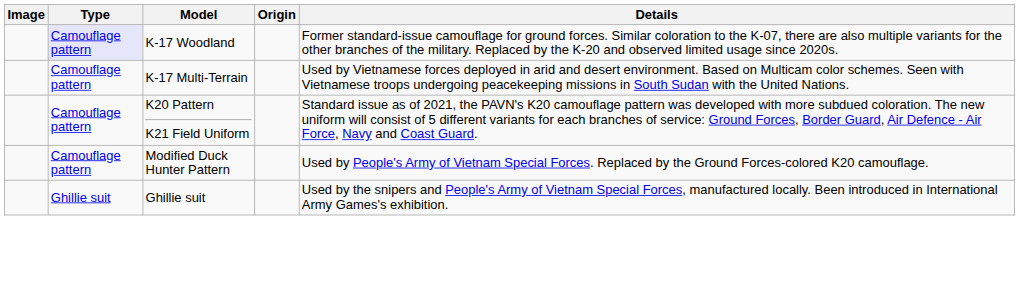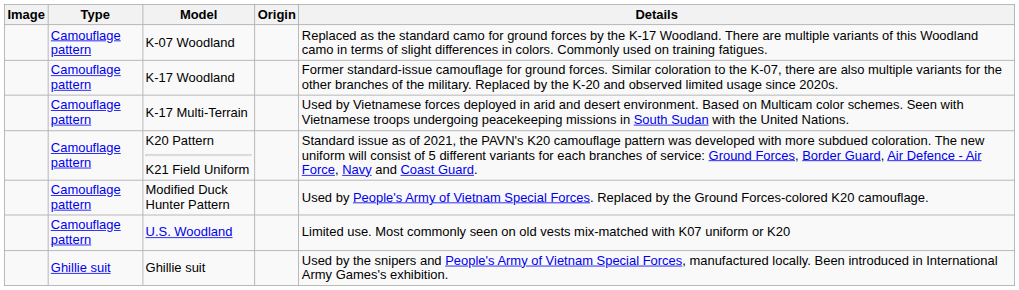+ row: (190, 42)
(86, 42) lavender background -> (86, 77) no background
+ row: (189, 232)
